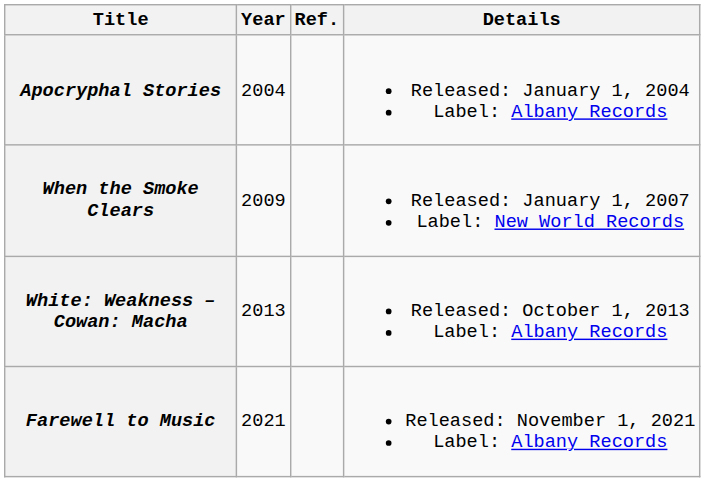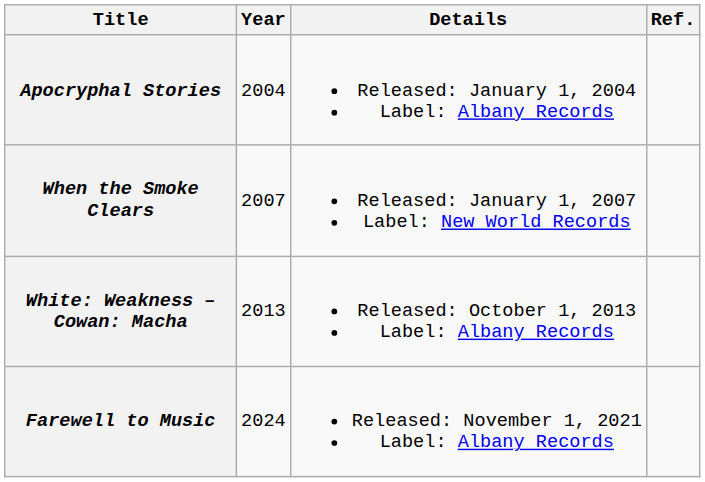columns swapped: (522, 20) <-> (317, 20)
(263, 201) 2009 -> (263, 201) 2007
(263, 421) 2021 -> (263, 421) 2024
